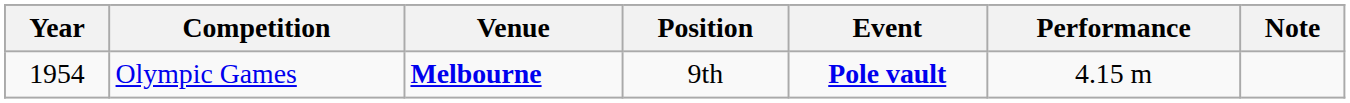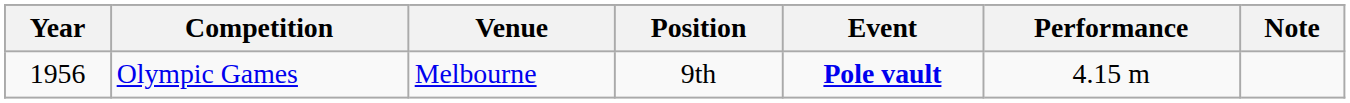(57, 73) 1954 -> (58, 73) 1956
(476, 73) bold -> (476, 73) normal
